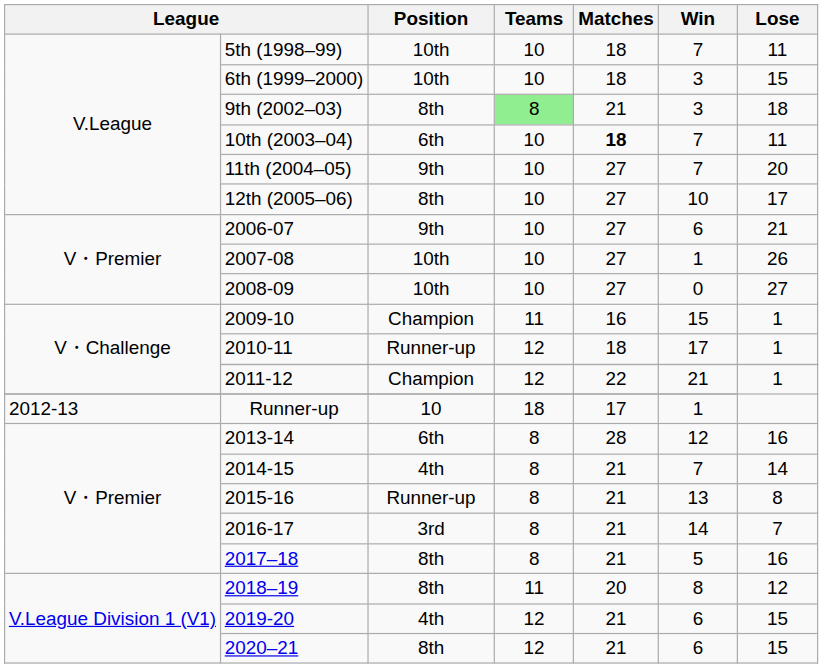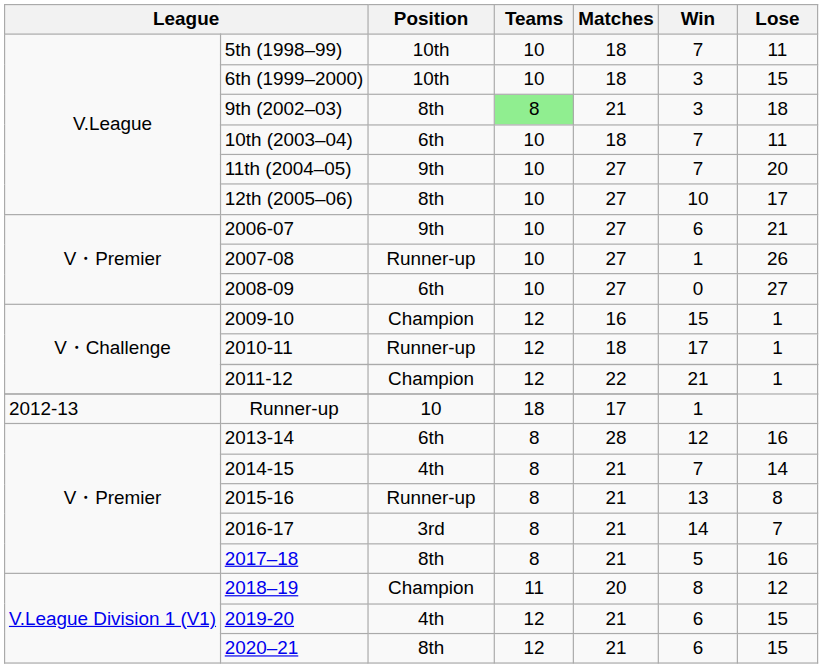(616, 139) bold -> (616, 139) normal
(431, 259) 10th -> (431, 259) Runner-up
(431, 288) 10th -> (431, 288) 6th
(534, 318) 11 -> (534, 318) 12
(431, 588) 8th -> (431, 588) Champion
